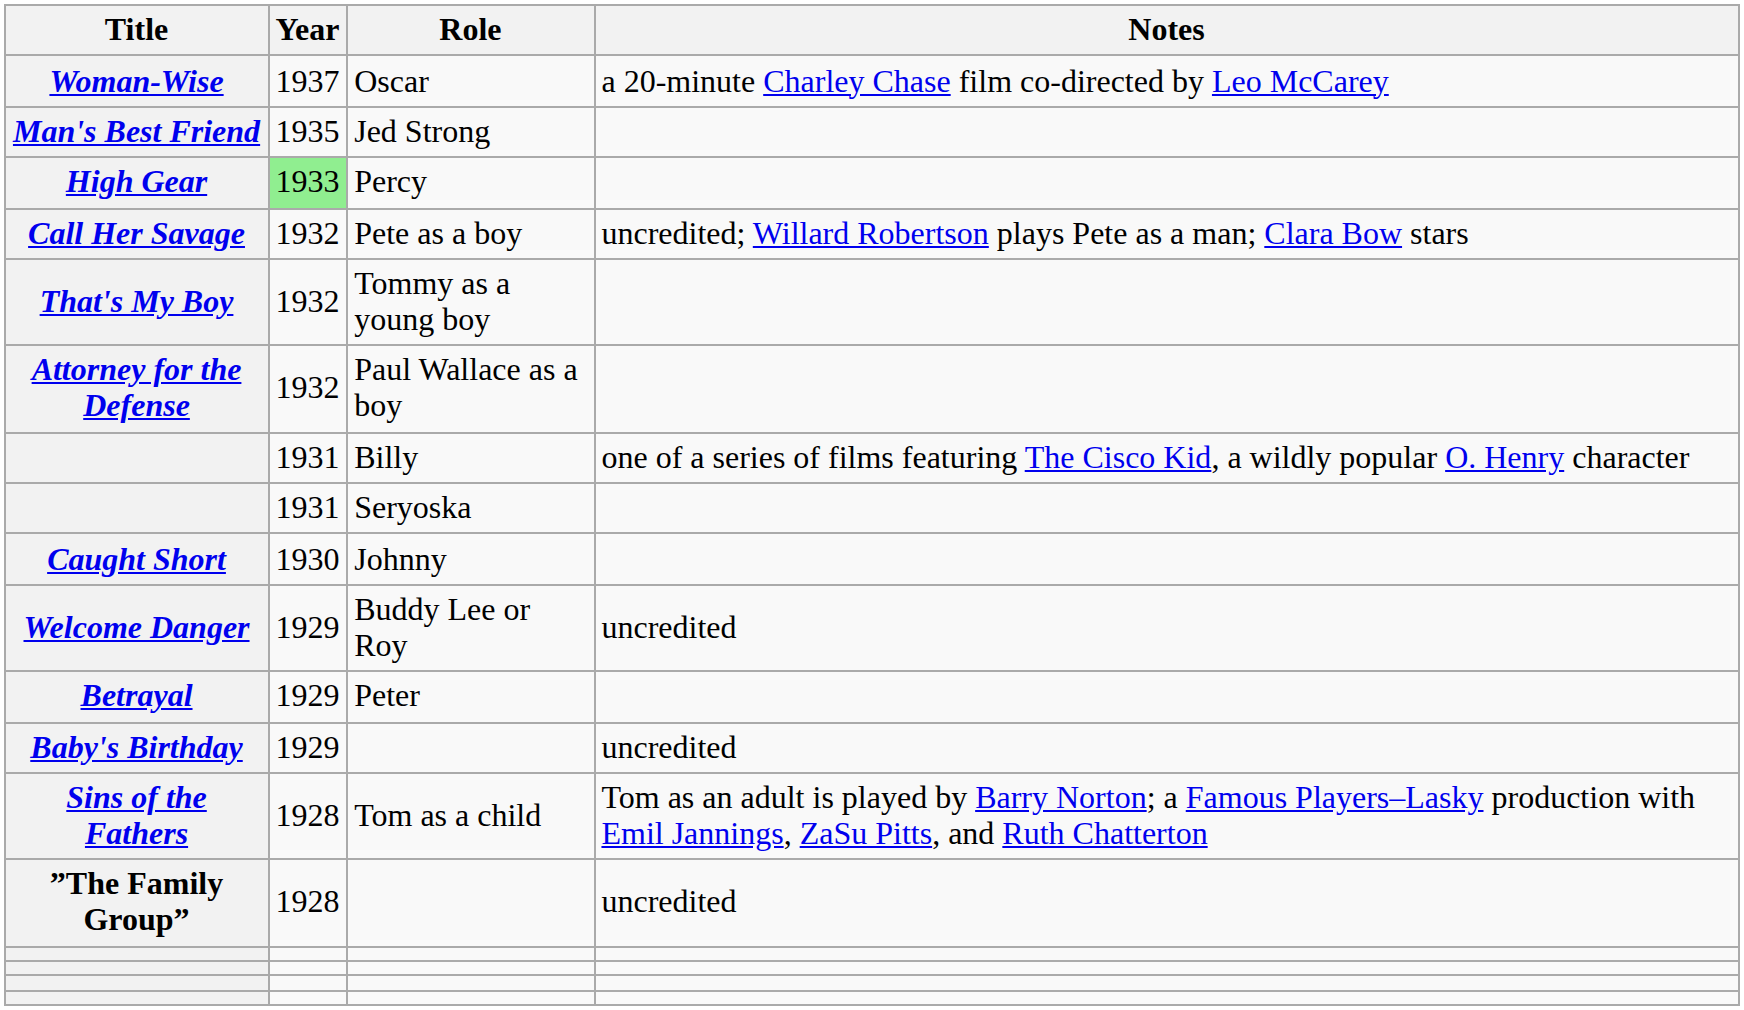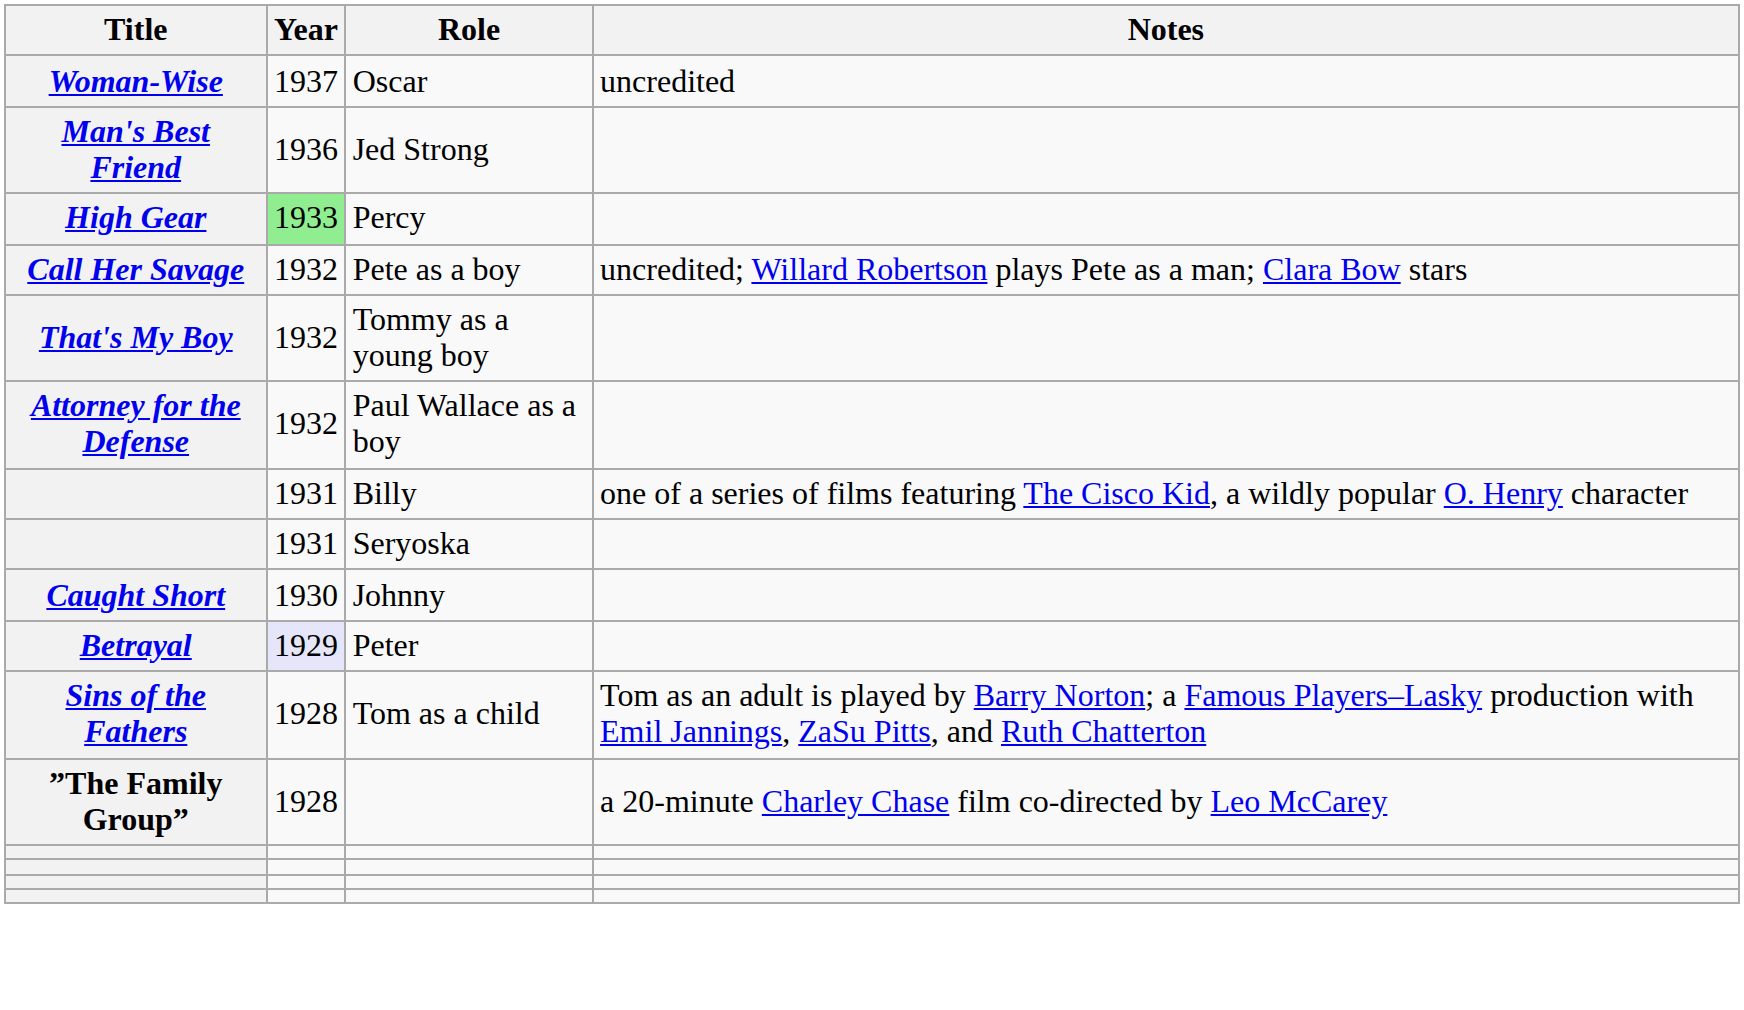(995, 80) a 20-minute Charley Chase film co-directed by Leo McCarey -> (668, 80) uncredited
(307, 131) 1935 -> (306, 149) 1936
- row: (137, 627)
(307, 696) no background -> (306, 645) lavender background
- row: (137, 746)
(669, 902) uncredited -> (994, 800) a 20-minute Charley Chase film co-directed by Leo McCarey
